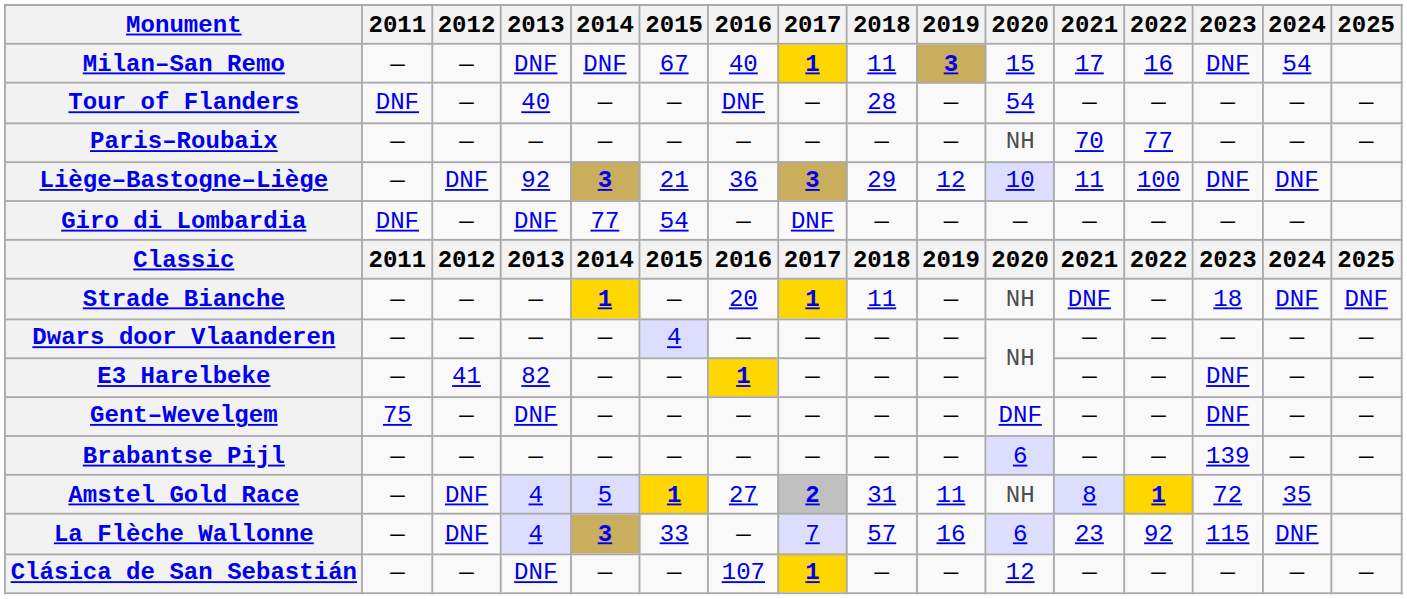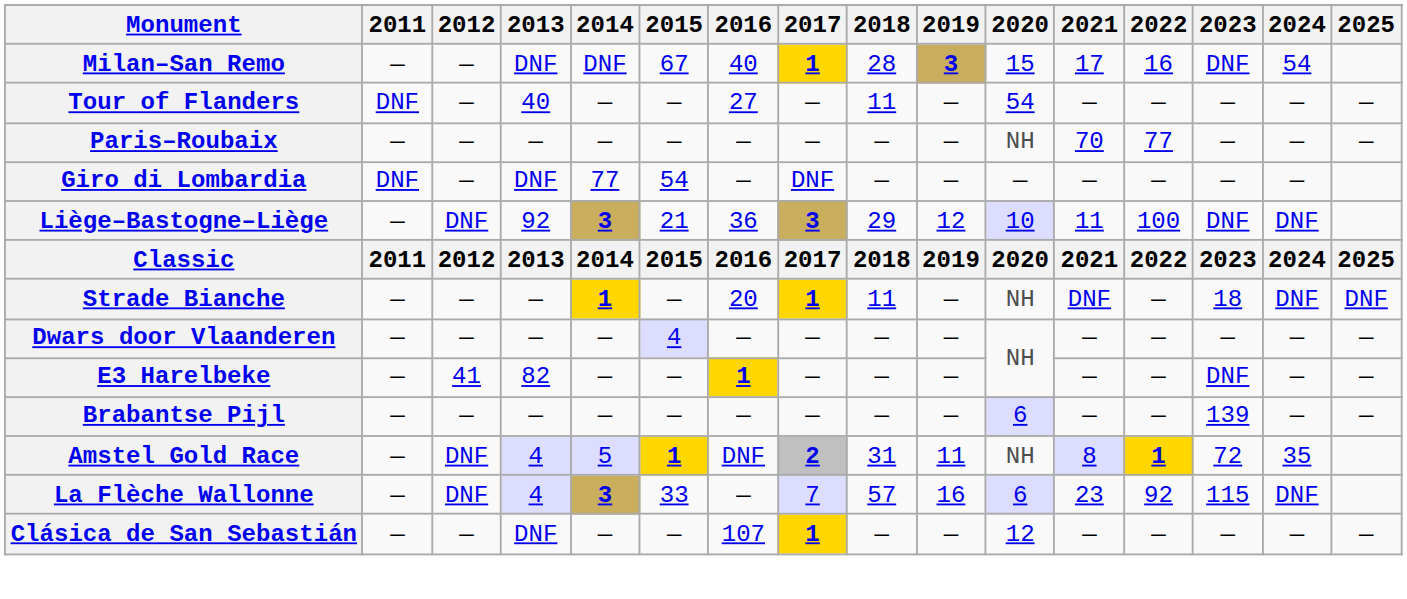(882, 64) 11 -> (882, 64) 28
(743, 103) DNF -> (743, 103) 27
(882, 103) 28 -> (882, 103) 11
rows swapped: (184, 181) <-> (184, 221)
- row: (184, 416)
(743, 495) 27 -> (743, 456) DNF
